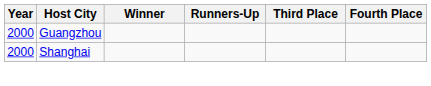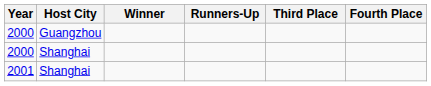+ row: (20, 71)
